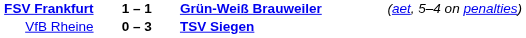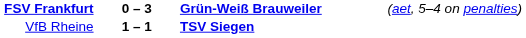(137, 8) 1 – 1 -> (137, 8) 0 – 3
(137, 26) 0 – 3 -> (137, 26) 1 – 1
